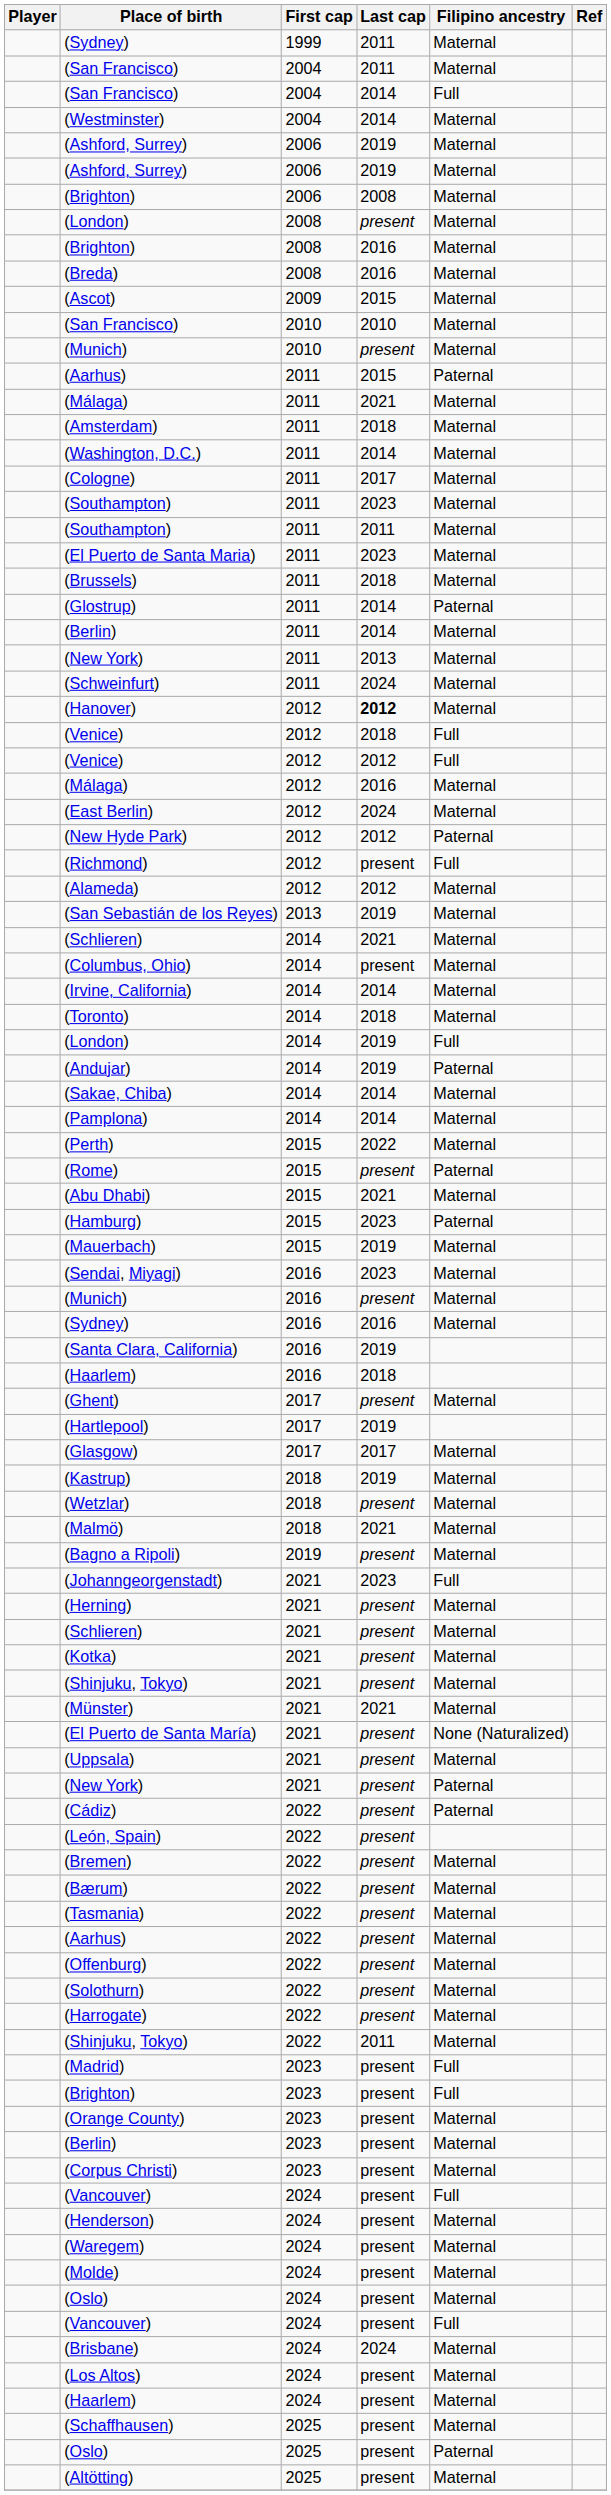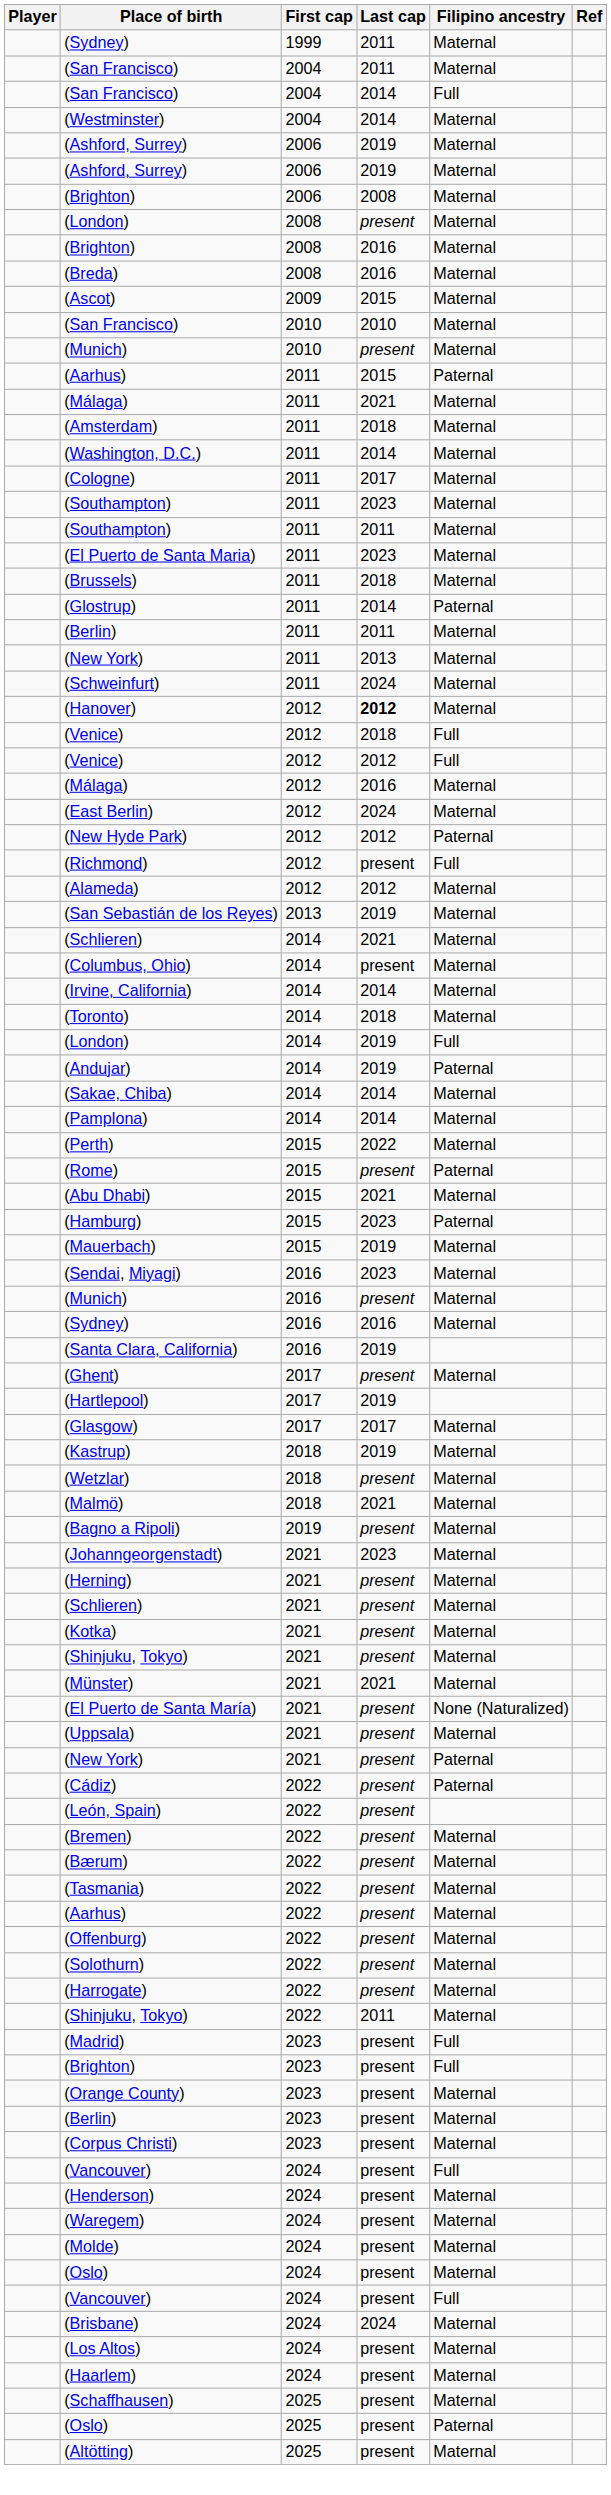(378, 632) 2014 -> (378, 632) 2011
- row: (100, 1375)
(446, 1580) Full -> (465, 1555) Maternal
